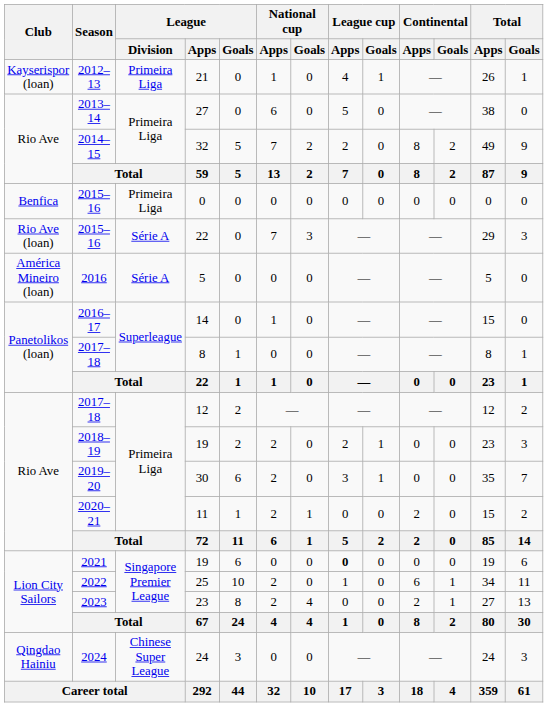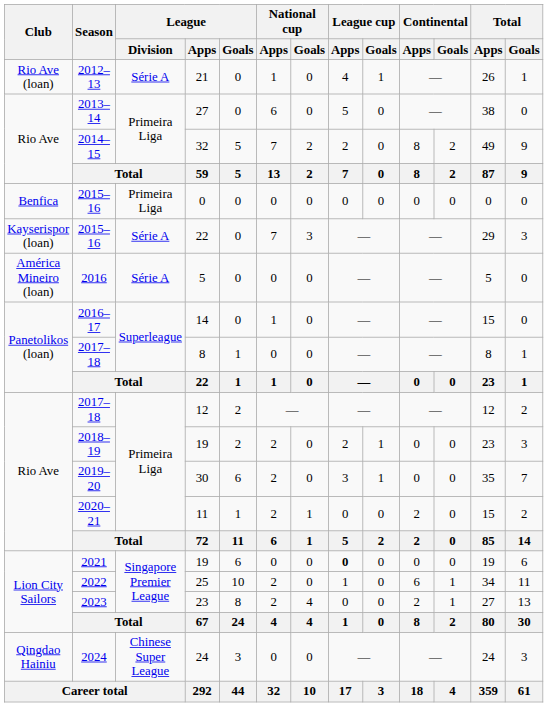(38, 76) Kayserispor (loan) -> (38, 76) Rio Ave (loan)
(150, 76) Primeira Liga -> (150, 76) Série A
(38, 235) Rio Ave (loan) -> (38, 235) Kayserispor (loan)
